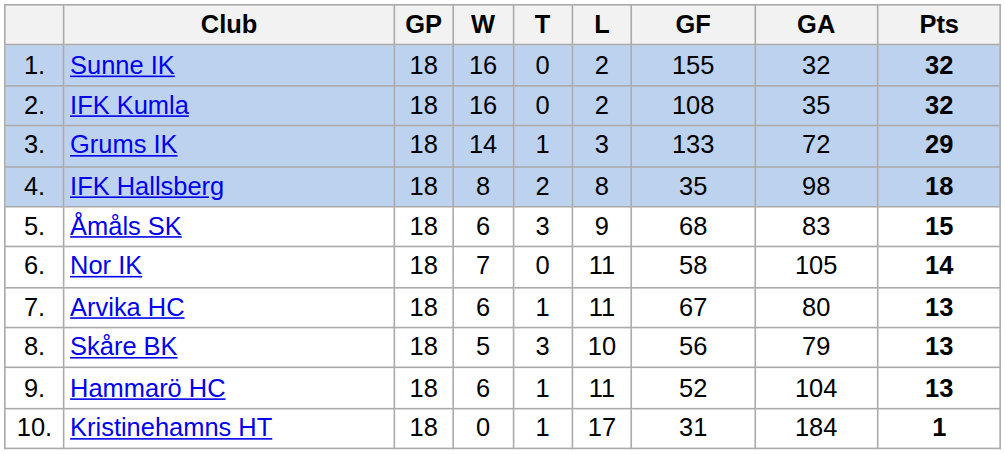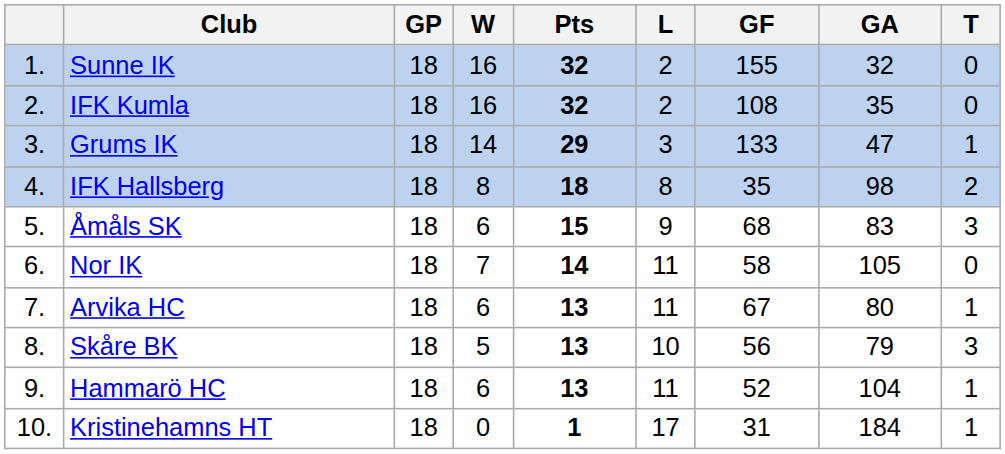columns swapped: (543, 24) <-> (939, 24)
(816, 145) 72 -> (880, 145) 47
